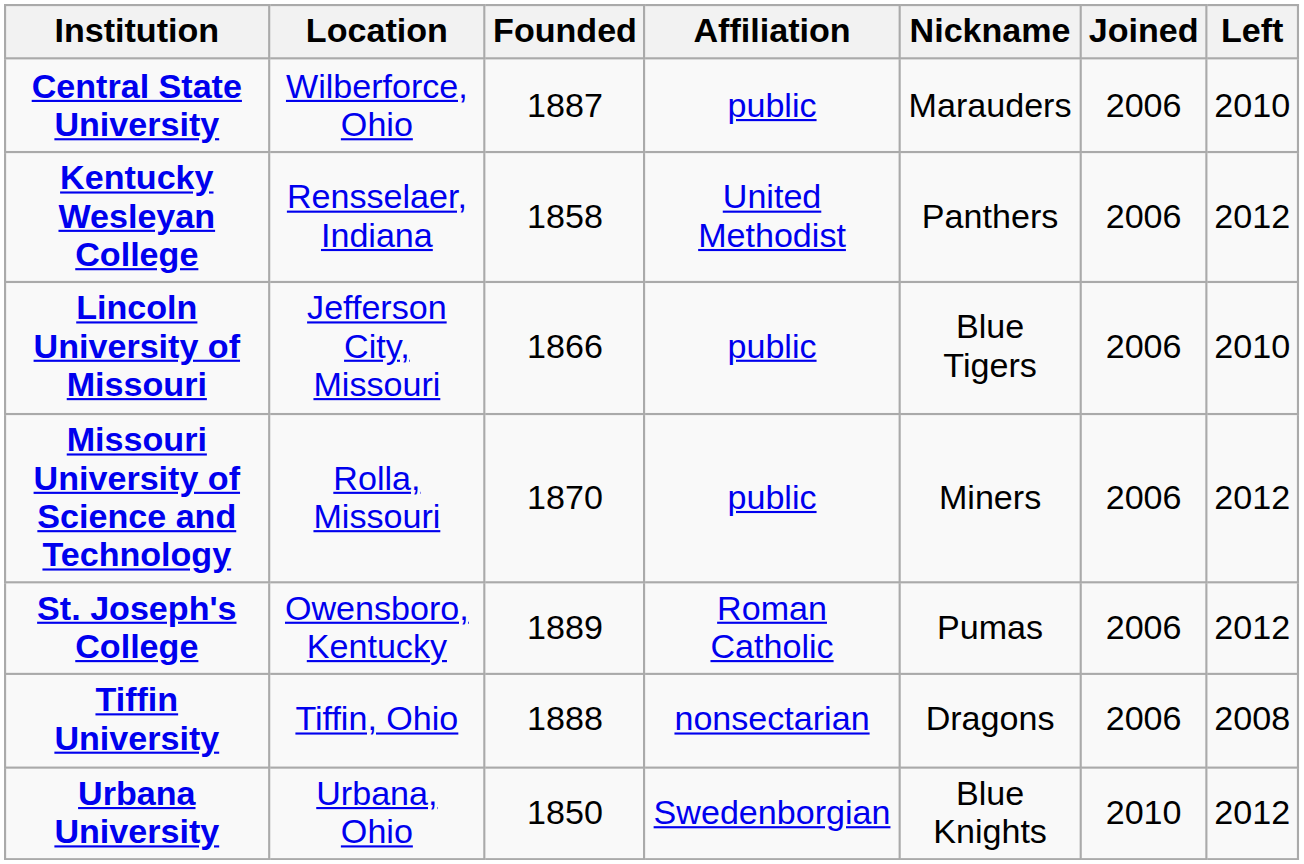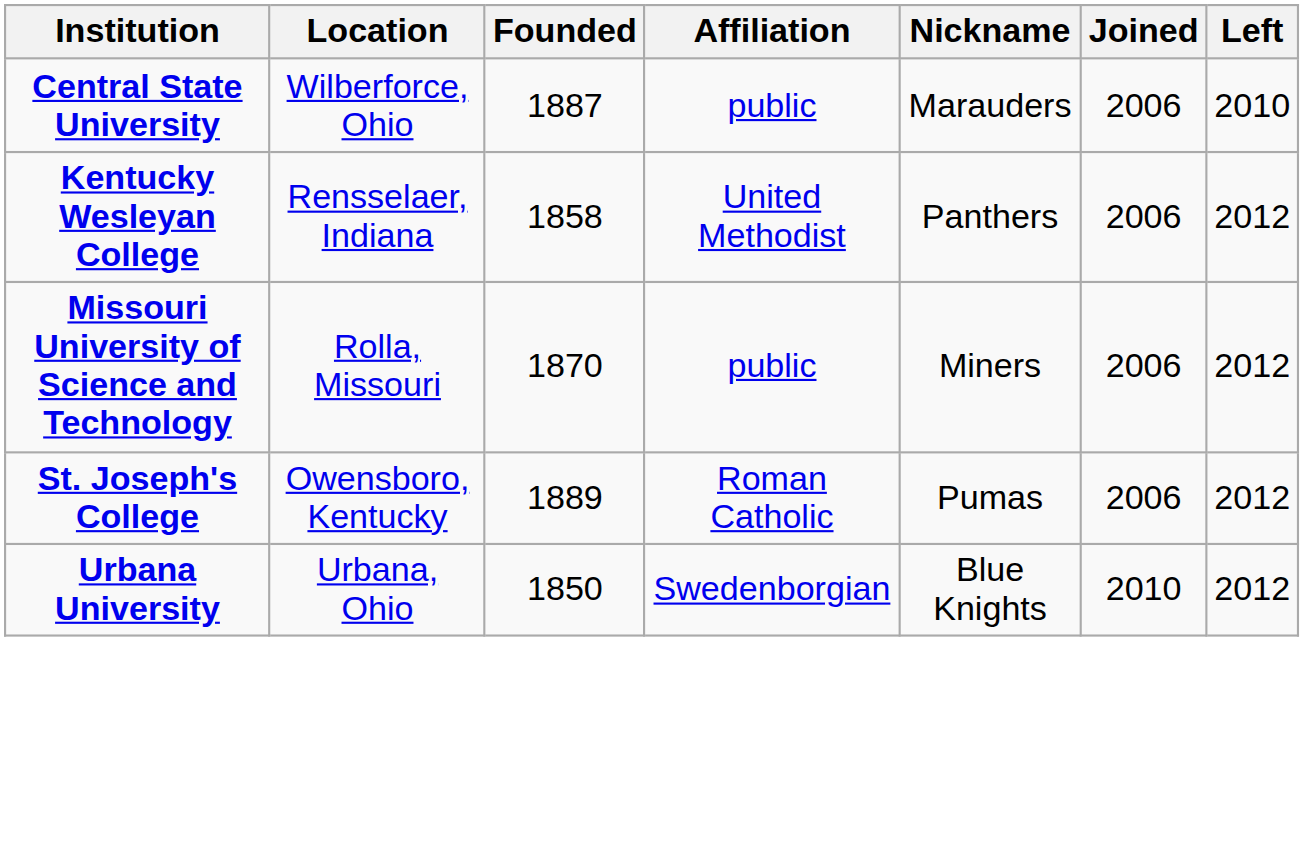- row: (137, 347)
- row: (137, 720)
